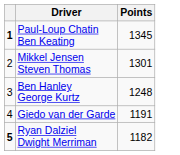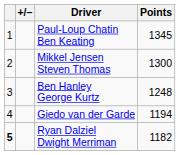+ column: (25, 13)
(10, 35) bold -> (10, 35) normal
(141, 64) 1301 -> (160, 64) 1300
(141, 114) 1191 -> (161, 114) 1194
